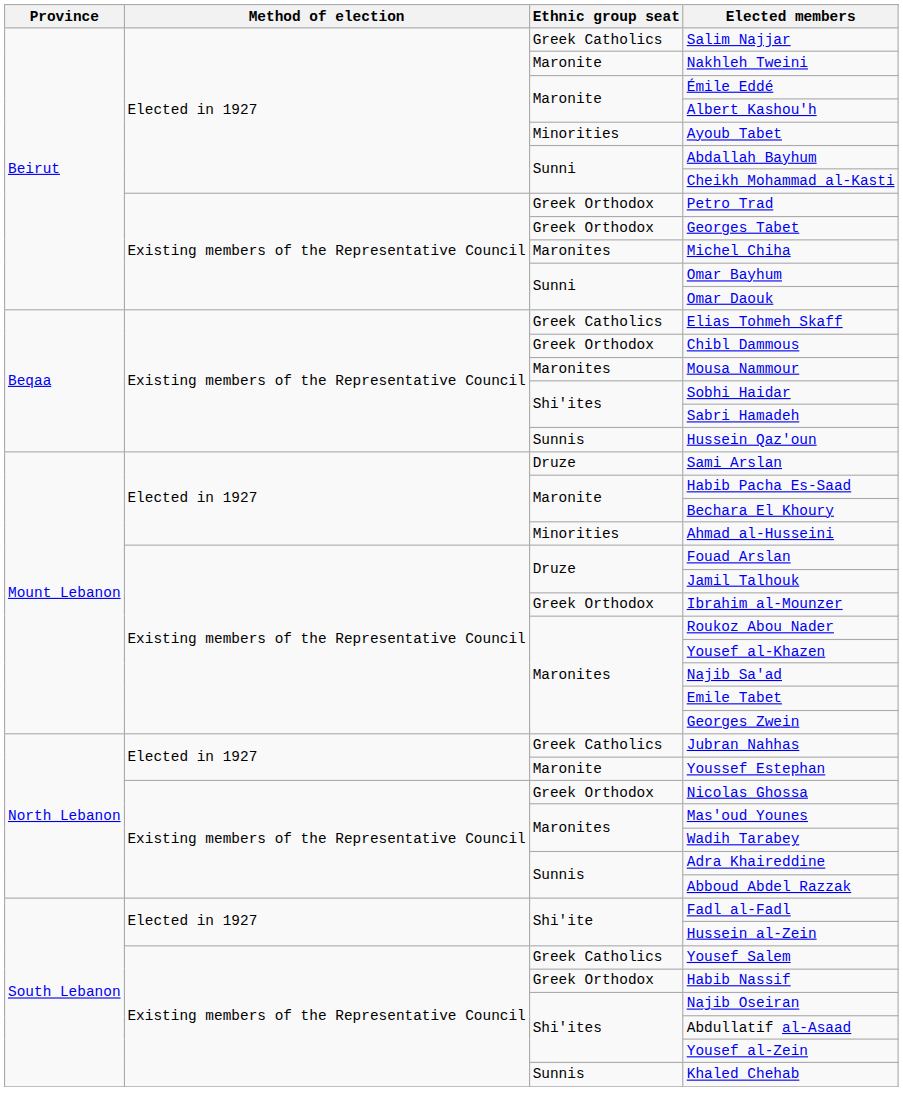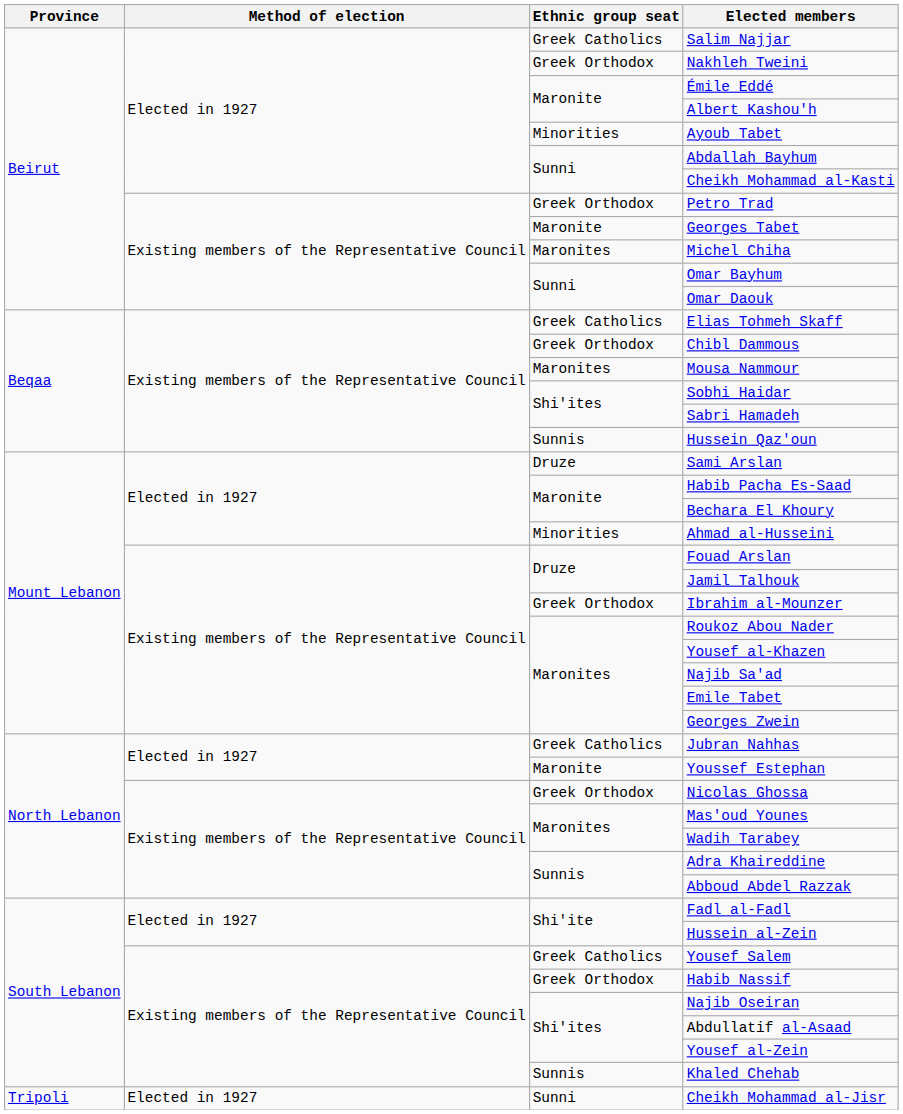(567, 63) Maronite -> (593, 63) Greek Orthodox
(593, 228) Greek Orthodox -> (567, 228) Maronite
+ row: (786, 1098)
